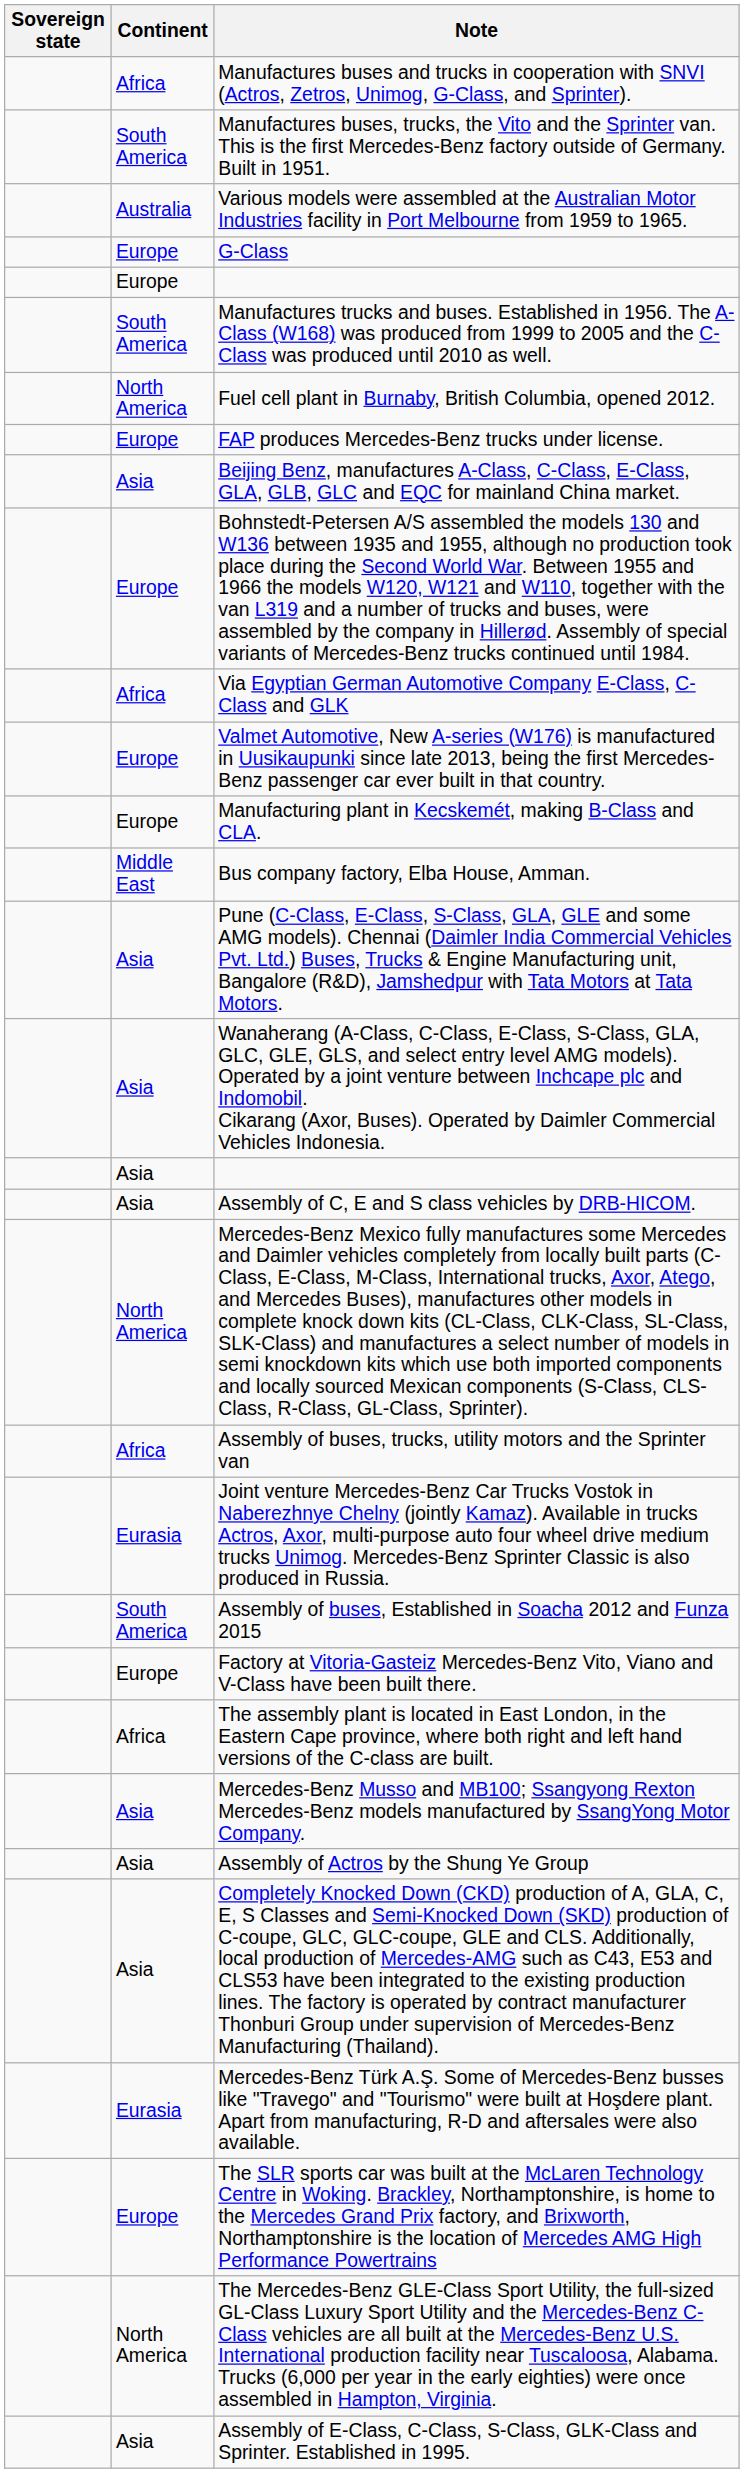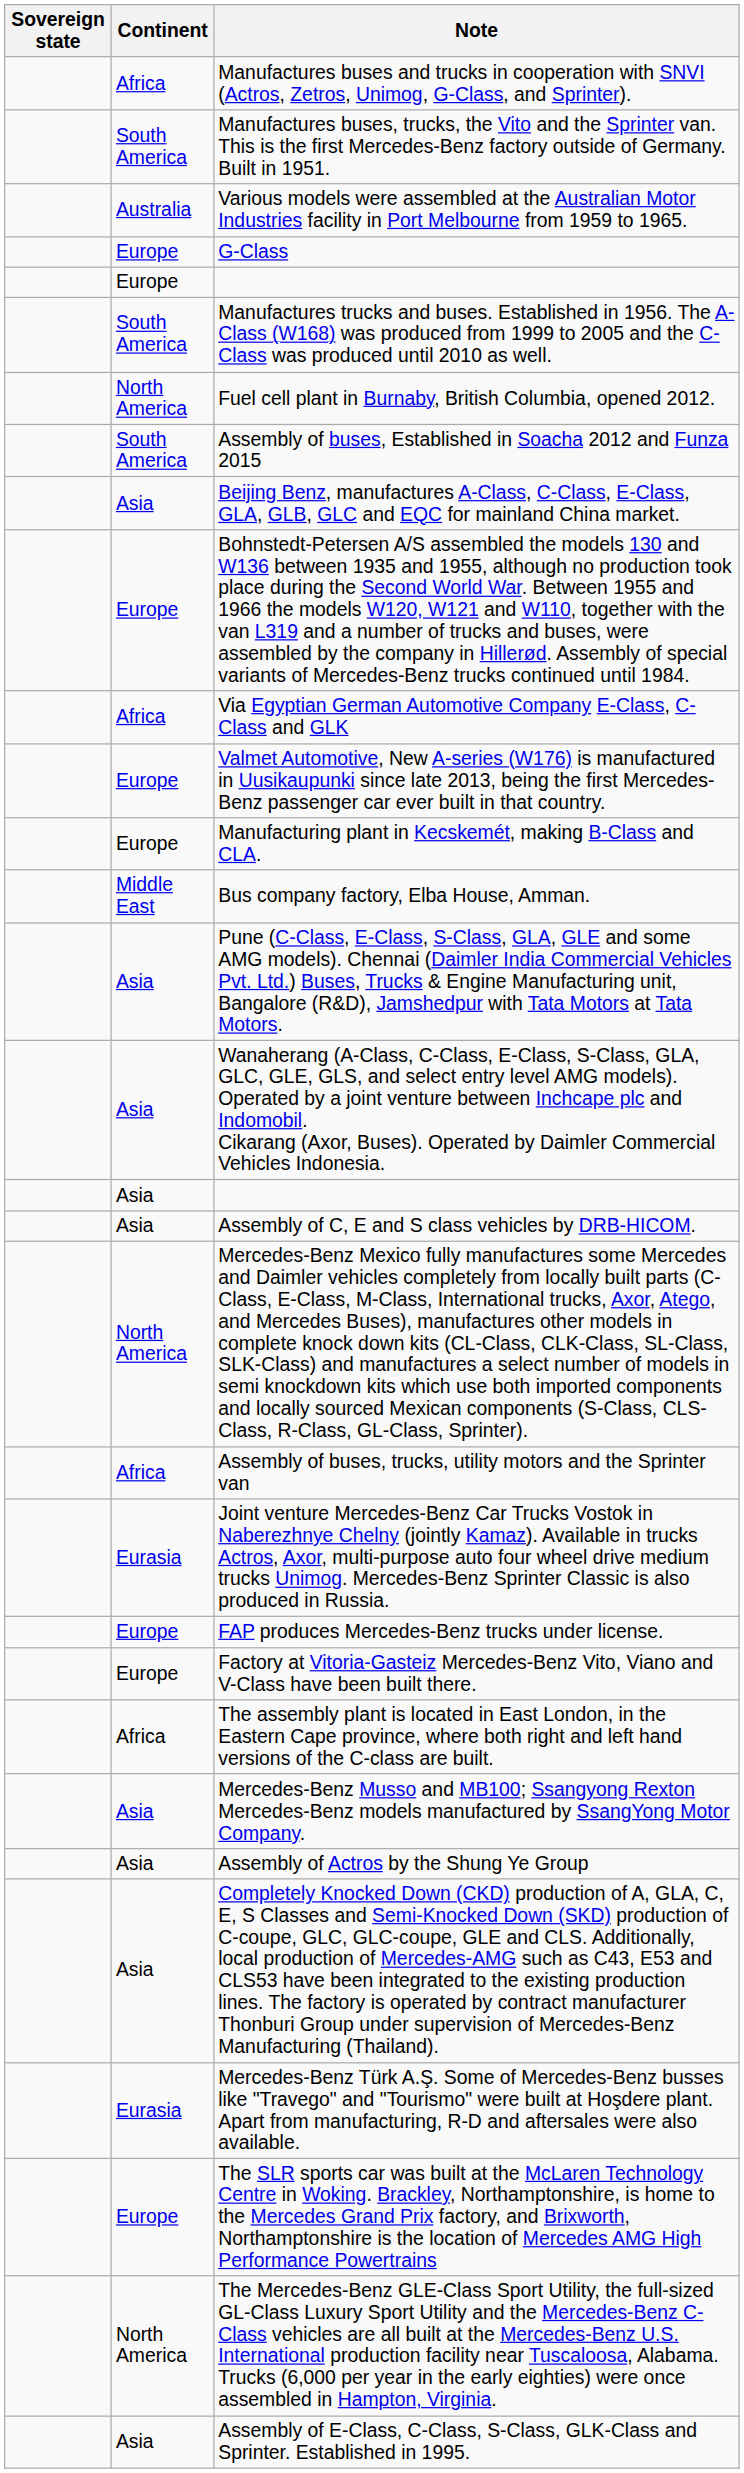rows swapped: (151, 1620) <-> (147, 439)
